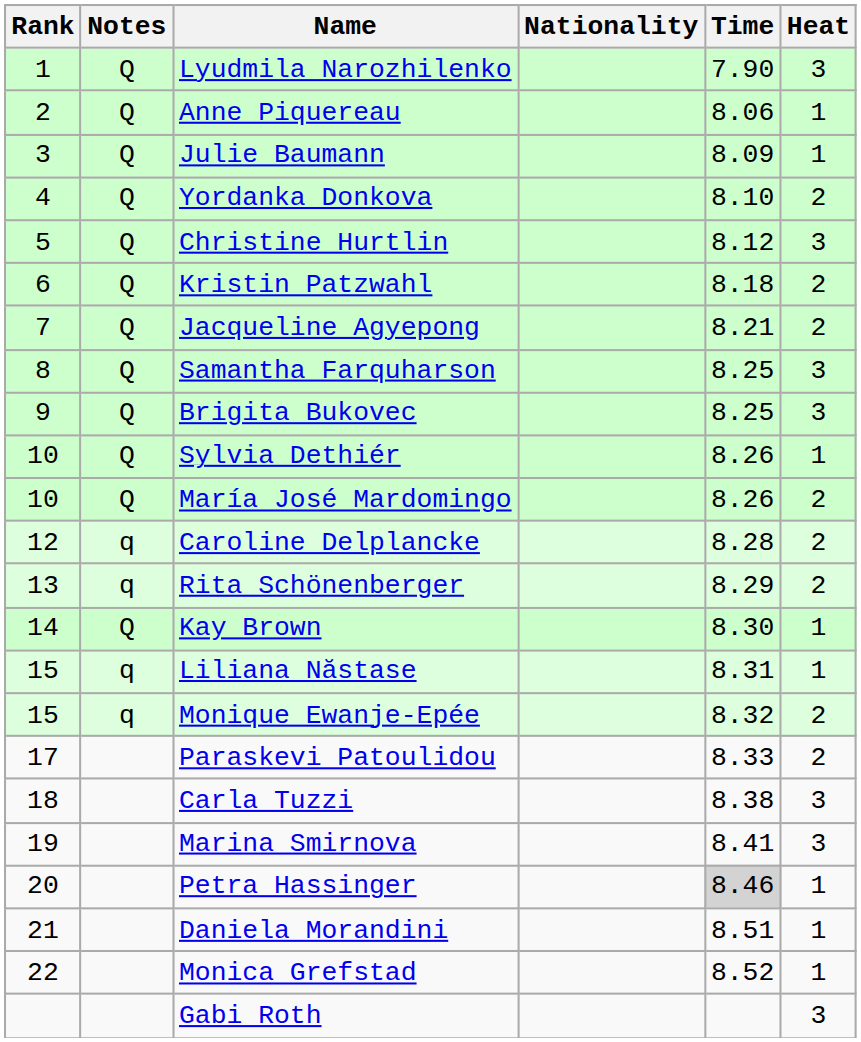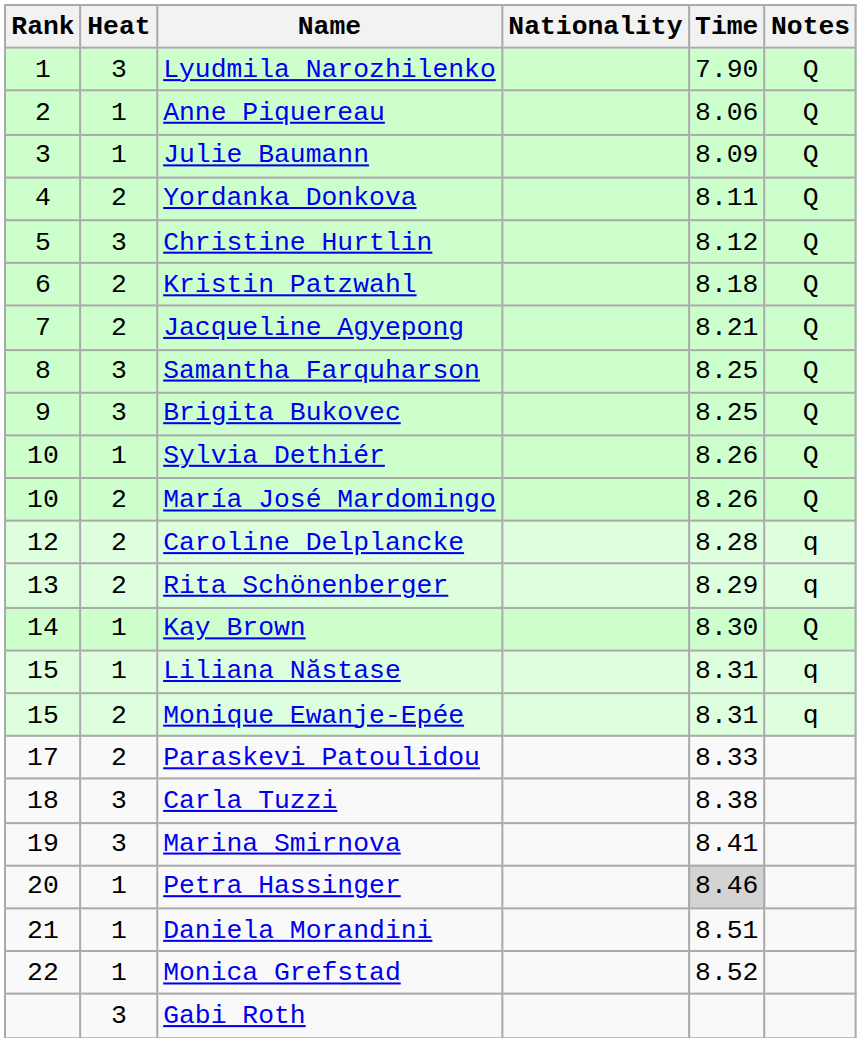columns swapped: (819, 27) <-> (127, 27)
(743, 199) 8.10 -> (727, 199) 8.11
(743, 715) 8.32 -> (727, 715) 8.31
